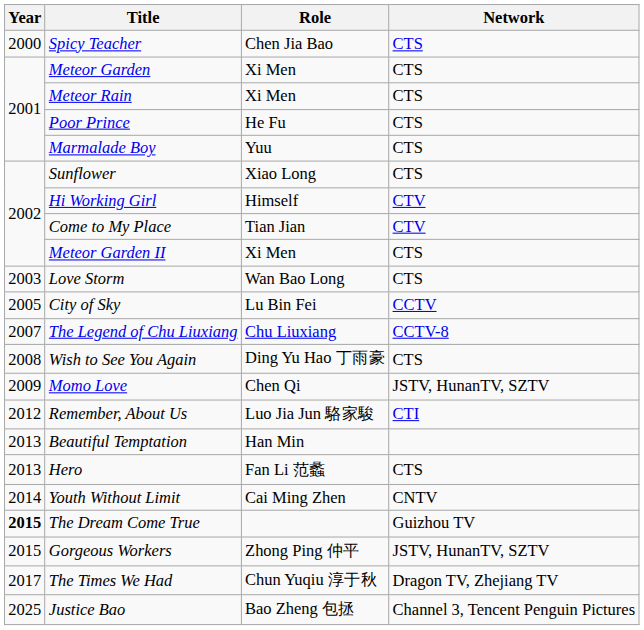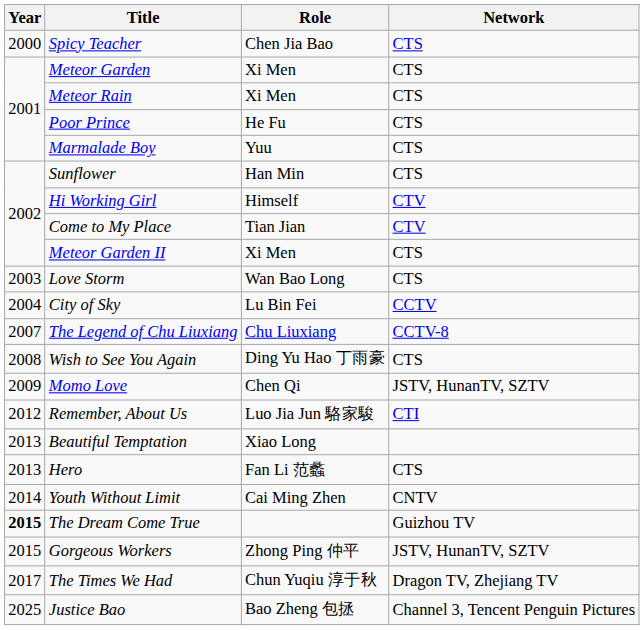(281, 174) Xiao Long -> (275, 174) Han Min
(25, 305) 2005 -> (25, 305) 2004
(275, 441) Han Min -> (281, 441) Xiao Long
